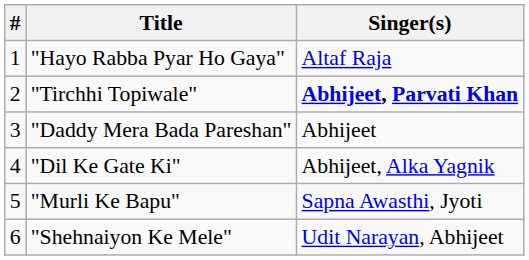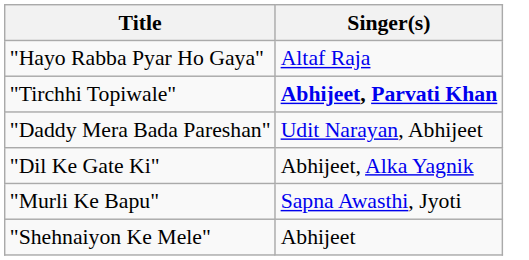- column: (15, 22)
(339, 130) Abhijeet -> (382, 130) Udit Narayan, Abhijeet
(403, 237) Udit Narayan, Abhijeet -> (318, 237) Abhijeet
